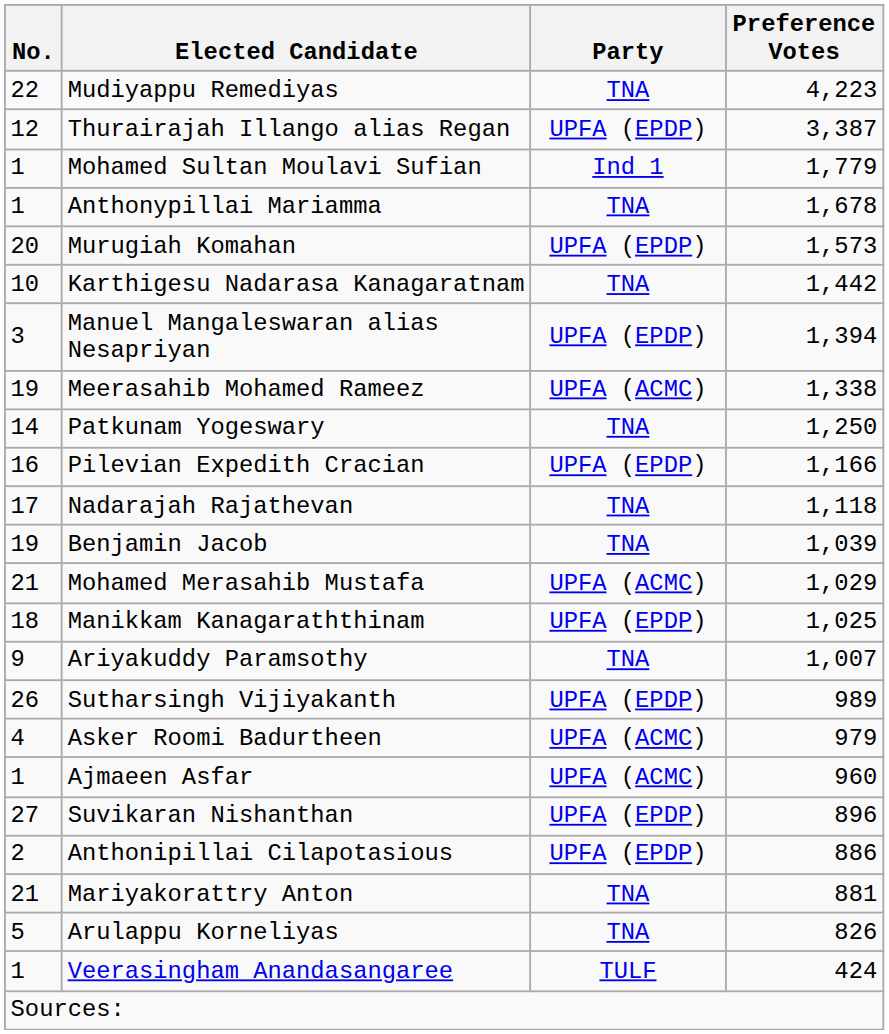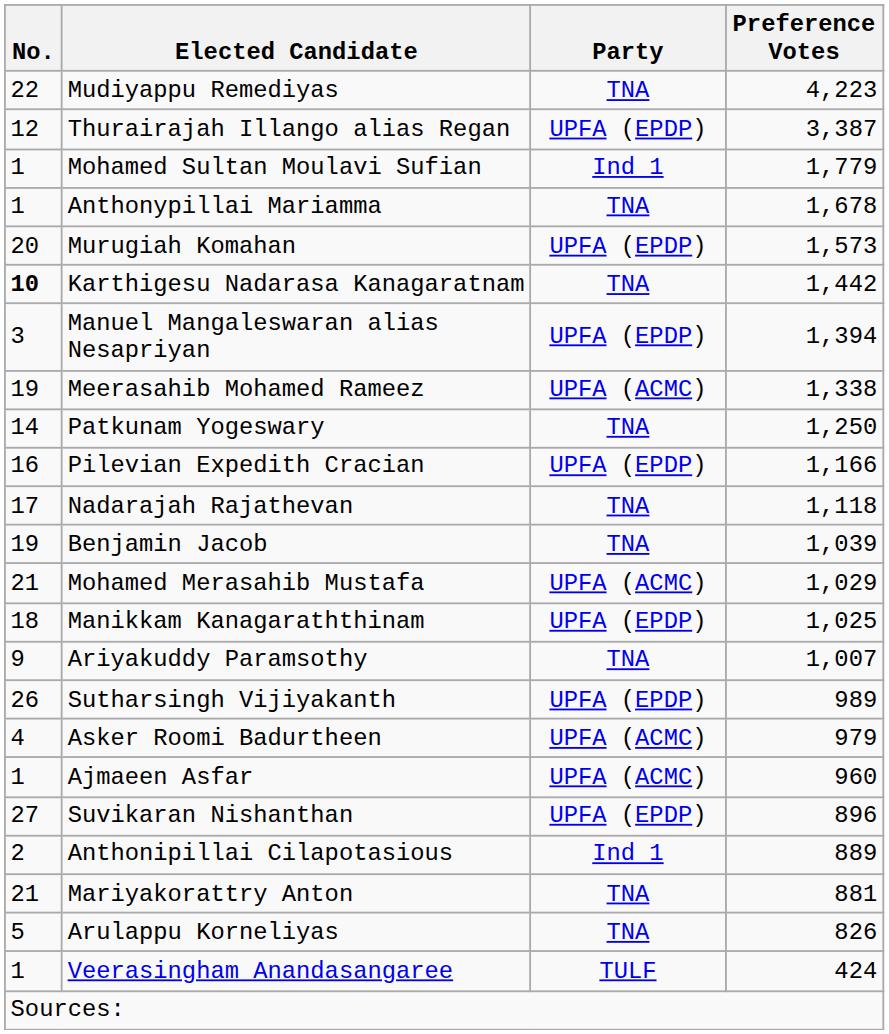(25, 284) normal -> (25, 284) bold
(628, 855) UPFA (EPDP) -> (628, 855) Ind 1
(856, 855) 886 -> (856, 855) 889
